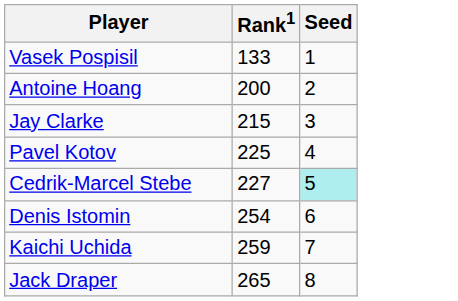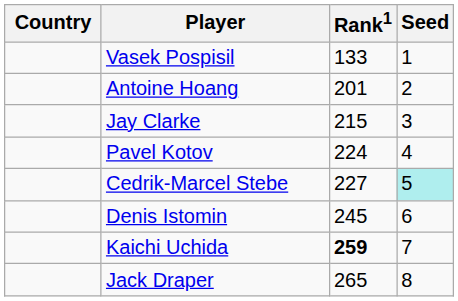+ column: (53, 23)
(254, 89) 200 -> (351, 89) 201
(254, 152) 225 -> (351, 152) 224
(254, 216) 254 -> (351, 216) 245
(254, 247) normal -> (351, 247) bold
